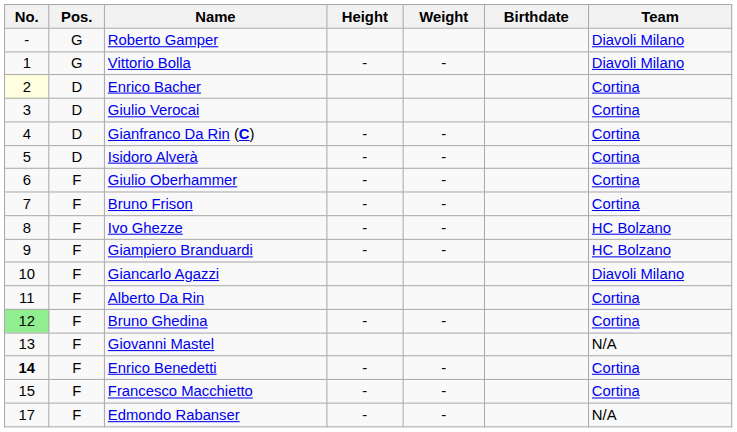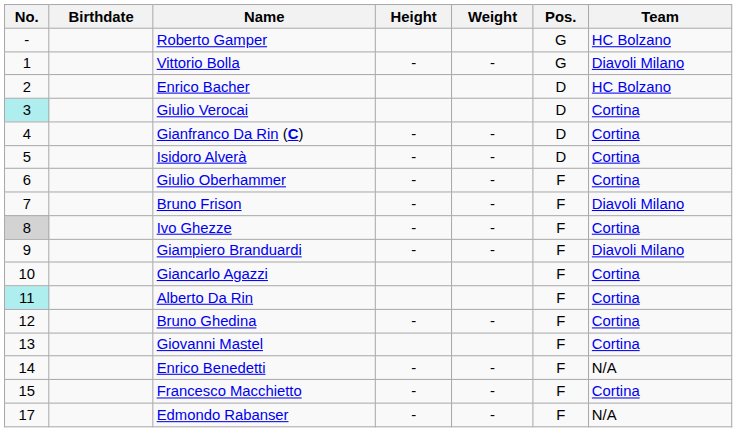columns swapped: (77, 17) <-> (536, 17)
(638, 40) Diavoli Milano -> (631, 40) HC Bolzano
(27, 87) lightyellow background -> (27, 87) no background
(616, 87) Cortina -> (631, 87) HC Bolzano
(27, 110) no background -> (27, 110) paleturquoise background
(616, 204) Cortina -> (638, 204) Diavoli Milano
(27, 228) no background -> (27, 228) lightgrey background
(631, 228) HC Bolzano -> (616, 228) Cortina
(631, 251) HC Bolzano -> (638, 251) Diavoli Milano
(638, 274) Diavoli Milano -> (616, 274) Cortina
(27, 298) no background -> (27, 298) paleturquoise background
(27, 321) lightgreen background -> (27, 321) no background
(604, 345) N/A -> (616, 345) Cortina
(27, 368) bold -> (27, 368) normal
(616, 368) Cortina -> (604, 368) N/A
